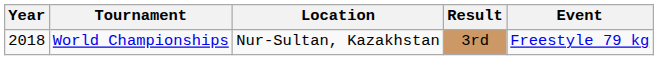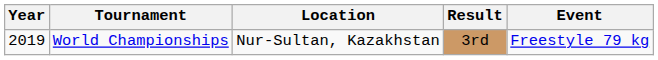(27, 42) 2018 -> (27, 42) 2019
